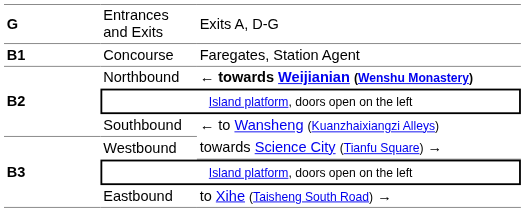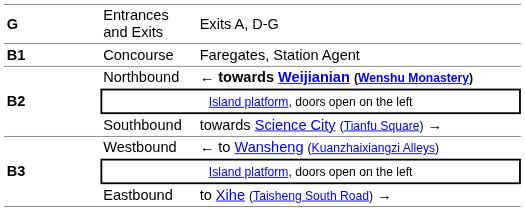(319, 125) ← to Wansheng (Kuanzhaixiangzi Alleys) -> (321, 125) towards Science City (Tianfu Square) →
(321, 147) towards Science City (Tianfu Square) → -> (319, 147) ← to Wansheng (Kuanzhaixiangzi Alleys)
